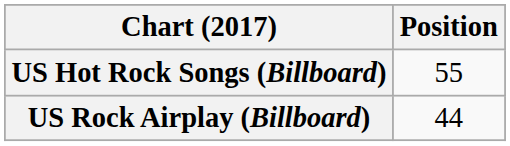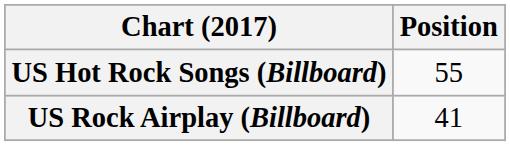(449, 117) 44 -> (449, 117) 41
